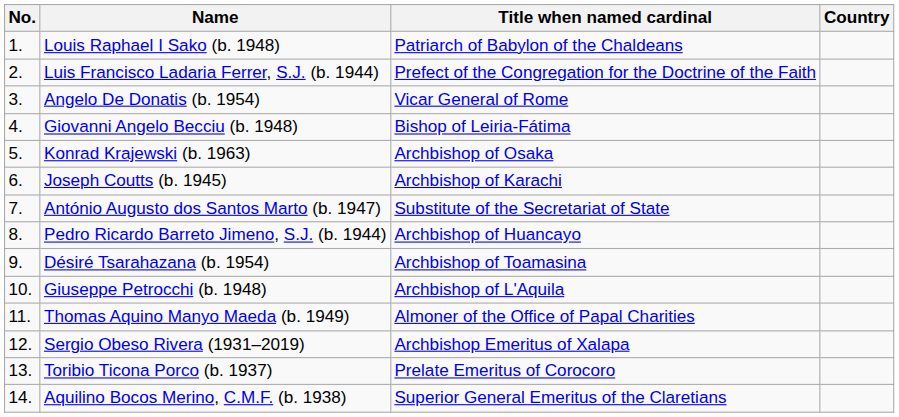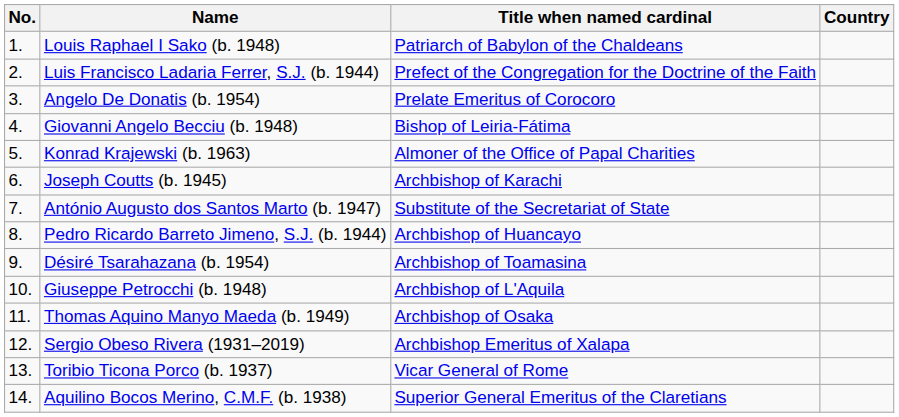(481, 99) Vicar General of Rome -> (505, 99) Prelate Emeritus of Corocoro
(474, 153) Archbishop of Osaka -> (545, 153) Almoner of the Office of Papal Charities
(545, 316) Almoner of the Office of Papal Charities -> (474, 316) Archbishop of Osaka
(505, 371) Prelate Emeritus of Corocoro -> (481, 371) Vicar General of Rome
